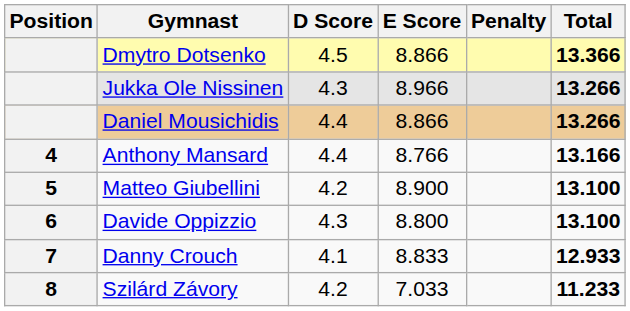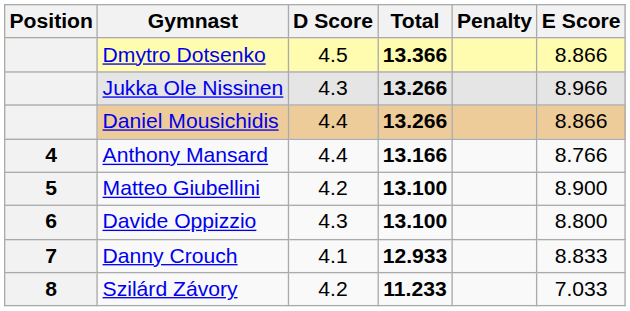columns swapped: (422, 21) <-> (588, 21)
